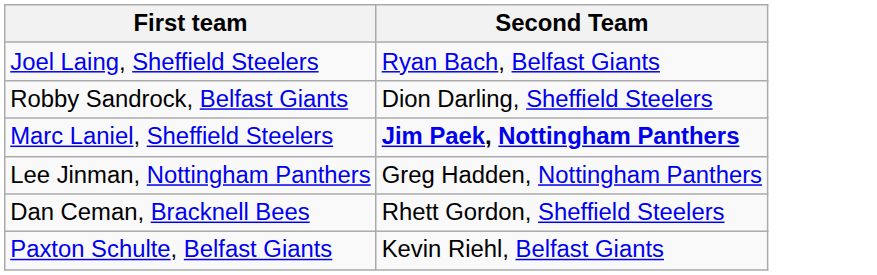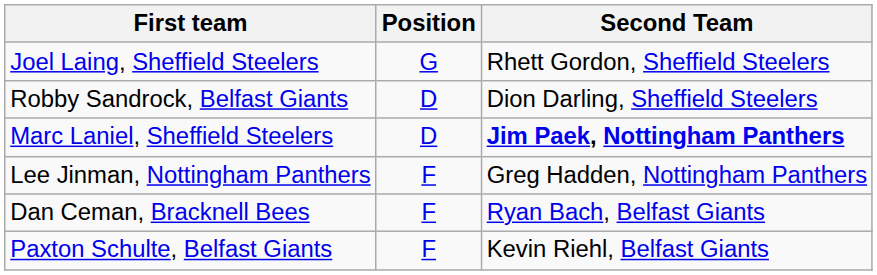+ column: (429, 23)
(521, 61) Ryan Bach, Belfast Giants -> (658, 61) Rhett Gordon, Sheffield Steelers
(553, 212) Rhett Gordon, Sheffield Steelers -> (626, 212) Ryan Bach, Belfast Giants
